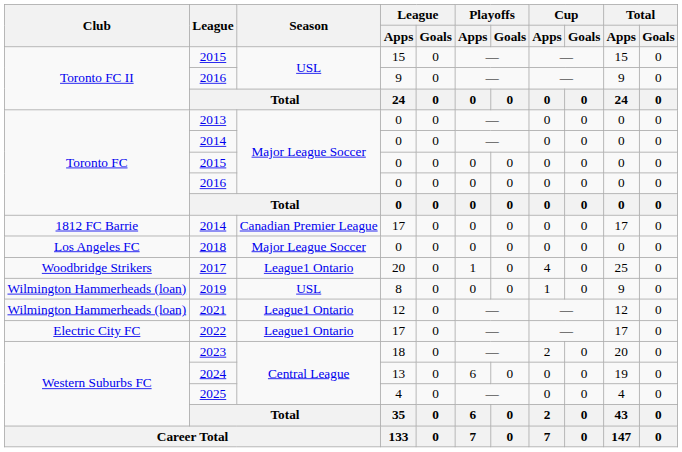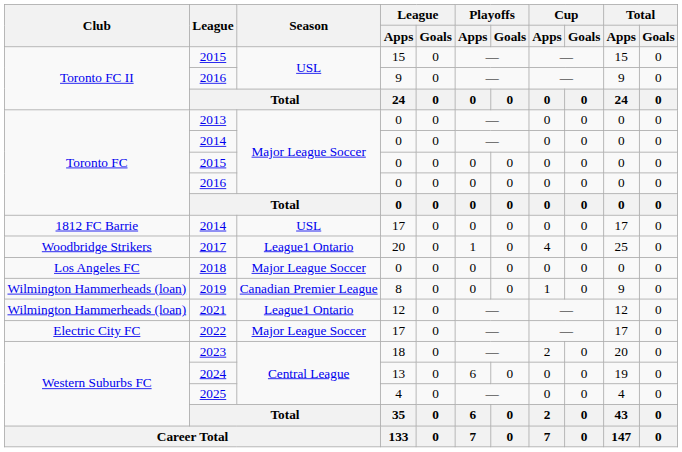(309, 225) Canadian Premier League -> (309, 225) USL
rows swapped: (213, 267) <-> (213, 246)
(309, 288) USL -> (309, 288) Canadian Premier League
(309, 330) League1 Ontario -> (309, 330) Major League Soccer
